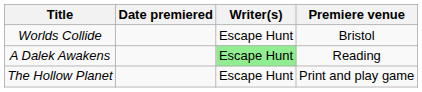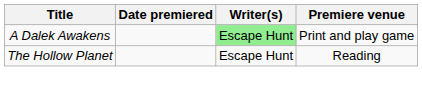- row: (60, 35)
(357, 55) Reading -> (357, 35) Print and play game
(357, 76) Print and play game -> (357, 55) Reading
